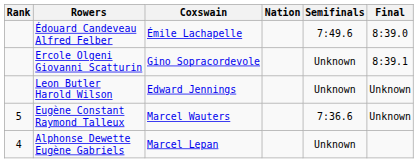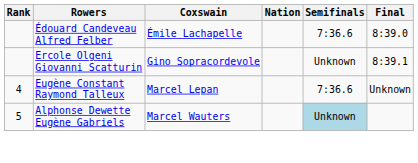(335, 34) 7:49.6 -> (335, 34) 7:36.6
- row: (74, 89)
(19, 117) 5 -> (19, 89) 4
(189, 117) Marcel Wauters -> (183, 89) Marcel Lepan
(19, 144) 4 -> (19, 117) 5
(183, 144) Marcel Lepan -> (189, 117) Marcel Wauters
(335, 144) no background -> (335, 117) lightblue background
